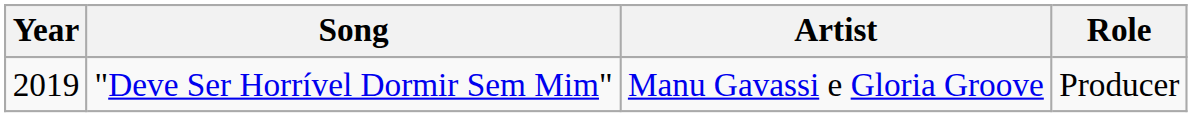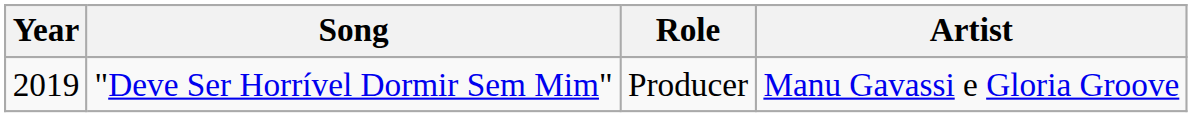columns swapped: (1119, 30) <-> (836, 30)
